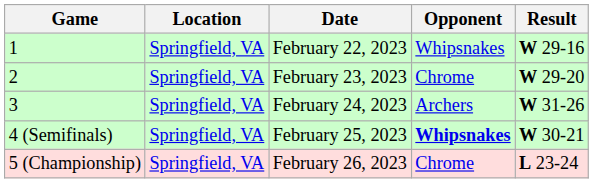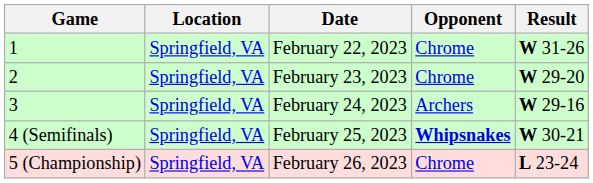(460, 47) Whipsnakes -> (445, 47) Chrome
(552, 47) W 29-16 -> (552, 47) W 31-26
(552, 105) W 31-26 -> (552, 105) W 29-16
